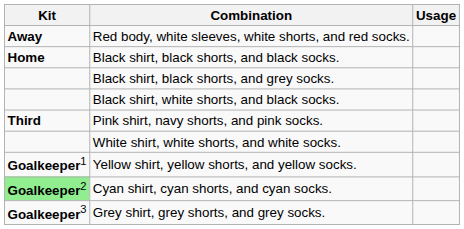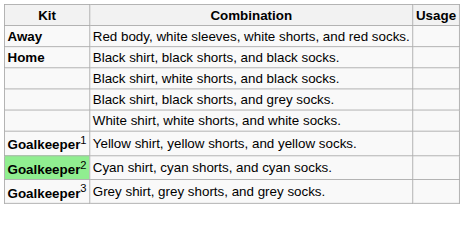rows swapped: (213, 79) <-> (216, 100)
- row: (208, 121)
